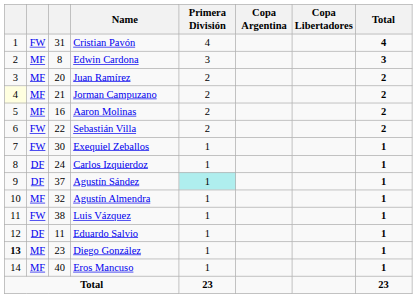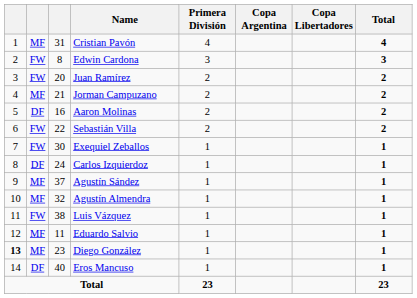(38, 43) FW -> (38, 43) MF
(38, 60) MF -> (38, 60) FW
(38, 77) MF -> (38, 77) FW
(15, 94) lightyellow background -> (15, 94) no background
(38, 112) MF -> (38, 112) DF
(38, 181) DF -> (38, 181) MF
(207, 181) paleturquoise background -> (207, 181) no background
(38, 233) DF -> (38, 233) MF
(38, 267) MF -> (38, 267) DF
